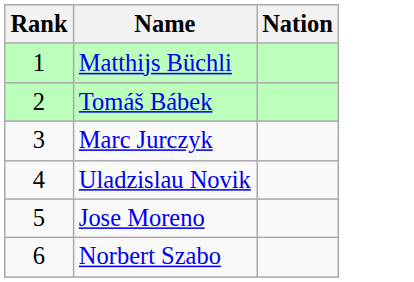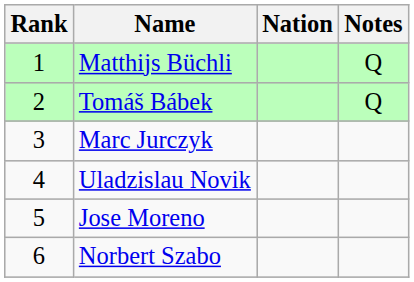+ column: (373, 23)
